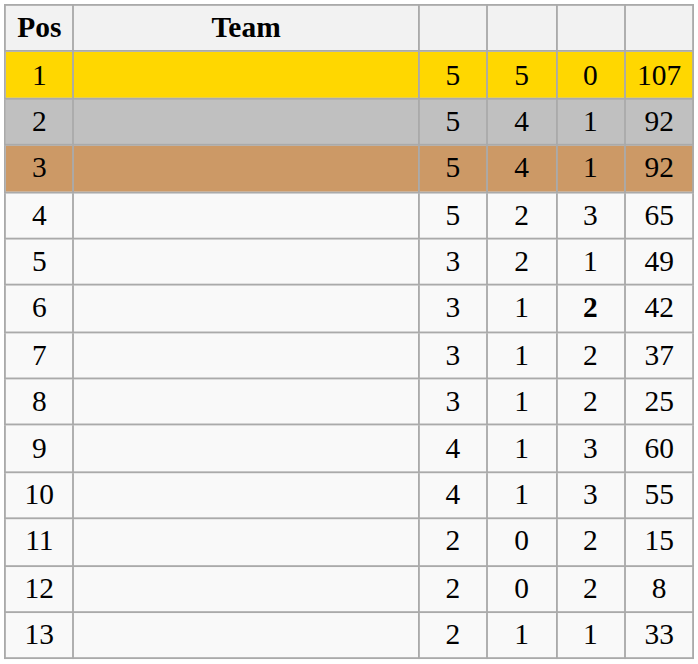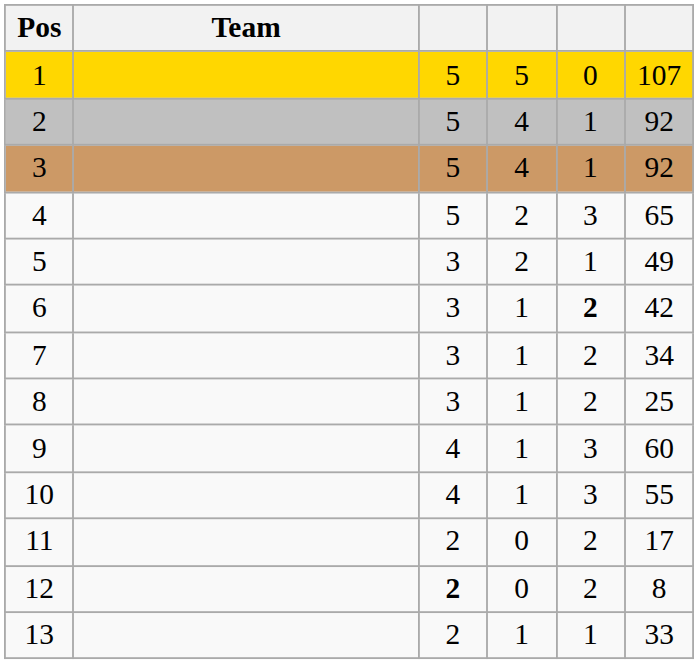(659, 354) 37 -> (659, 354) 34
(659, 541) 15 -> (659, 541) 17
(453, 588) normal -> (453, 588) bold
